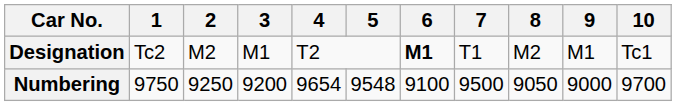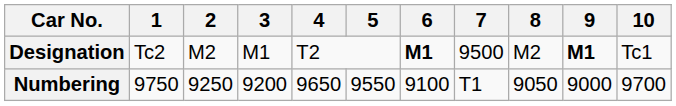(471, 52) T1 -> (481, 52) 9500
(581, 52) normal -> (581, 52) bold
(319, 84) 9654 -> (319, 84) 9650
(373, 84) 9548 -> (373, 84) 9550
(481, 84) 9500 -> (471, 84) T1
